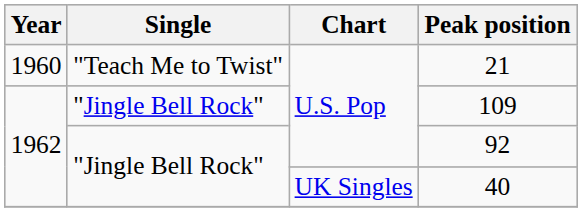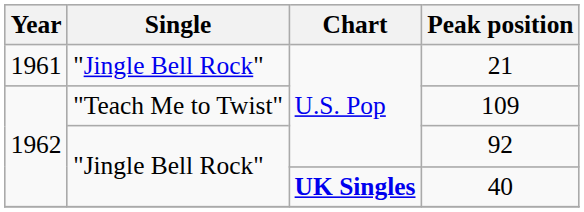(36, 65) 1960 -> (36, 65) 1961
(178, 65) "Teach Me to Twist" -> (168, 65) "Jingle Bell Rock"
(168, 105) "Jingle Bell Rock" -> (178, 105) "Teach Me to Twist"
(354, 186) normal -> (355, 186) bold
